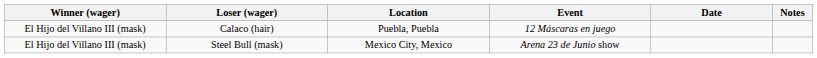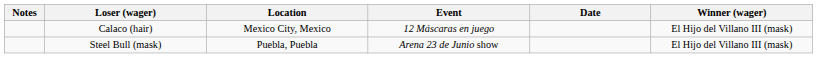columns swapped: (85, 12) <-> (792, 12)
(408, 28) Puebla, Puebla -> (287, 28) Mexico City, Mexico
(408, 45) Mexico City, Mexico -> (287, 45) Puebla, Puebla
